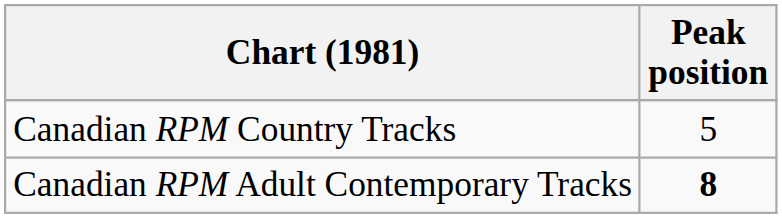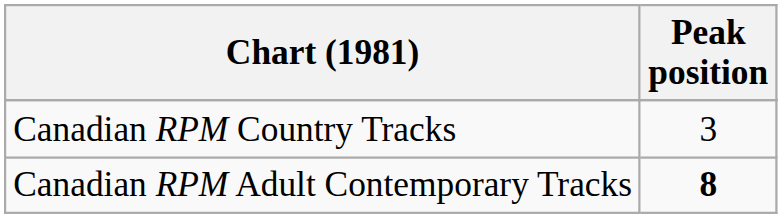(708, 128) 5 -> (708, 128) 3
